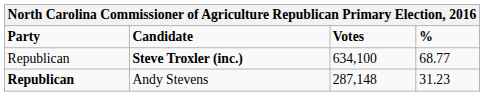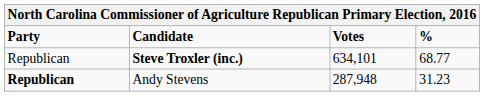(355, 58) 634,100 -> (355, 58) 634,101
(355, 79) 287,148 -> (355, 79) 287,948
